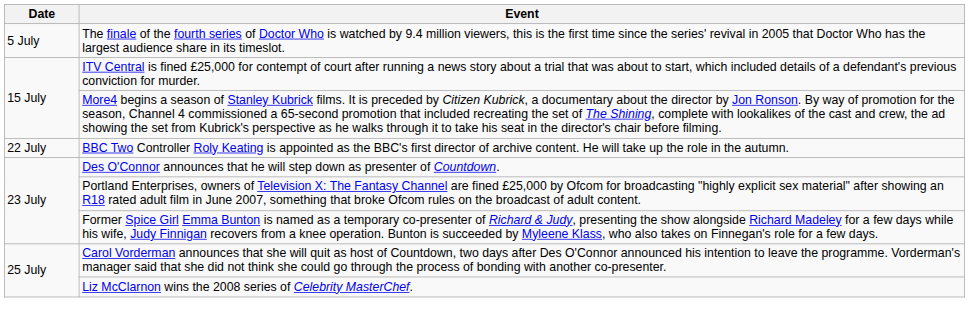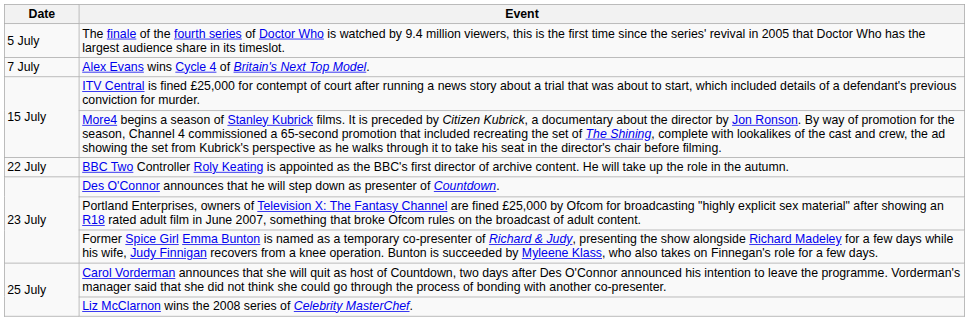+ row: (226, 67)
